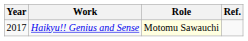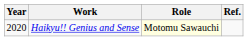(17, 28) 2017 -> (17, 28) 2020
